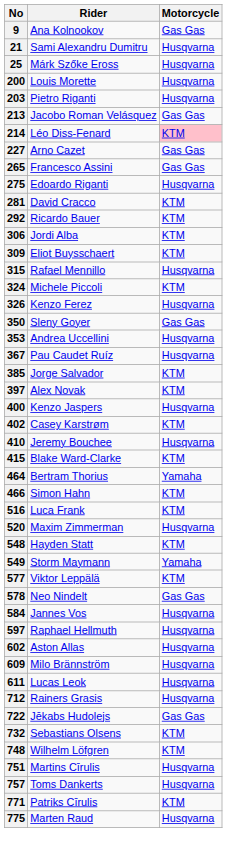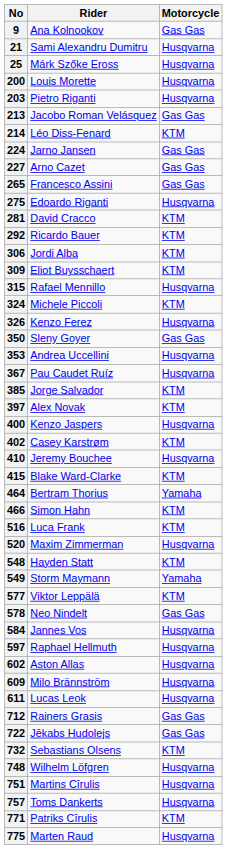(173, 133) pink background -> (173, 133) no background
+ row: (16, 150)
(188, 699) Husqvarna -> (183, 716) Gas Gas
(173, 750) KTM -> (188, 767) Husqvarna
